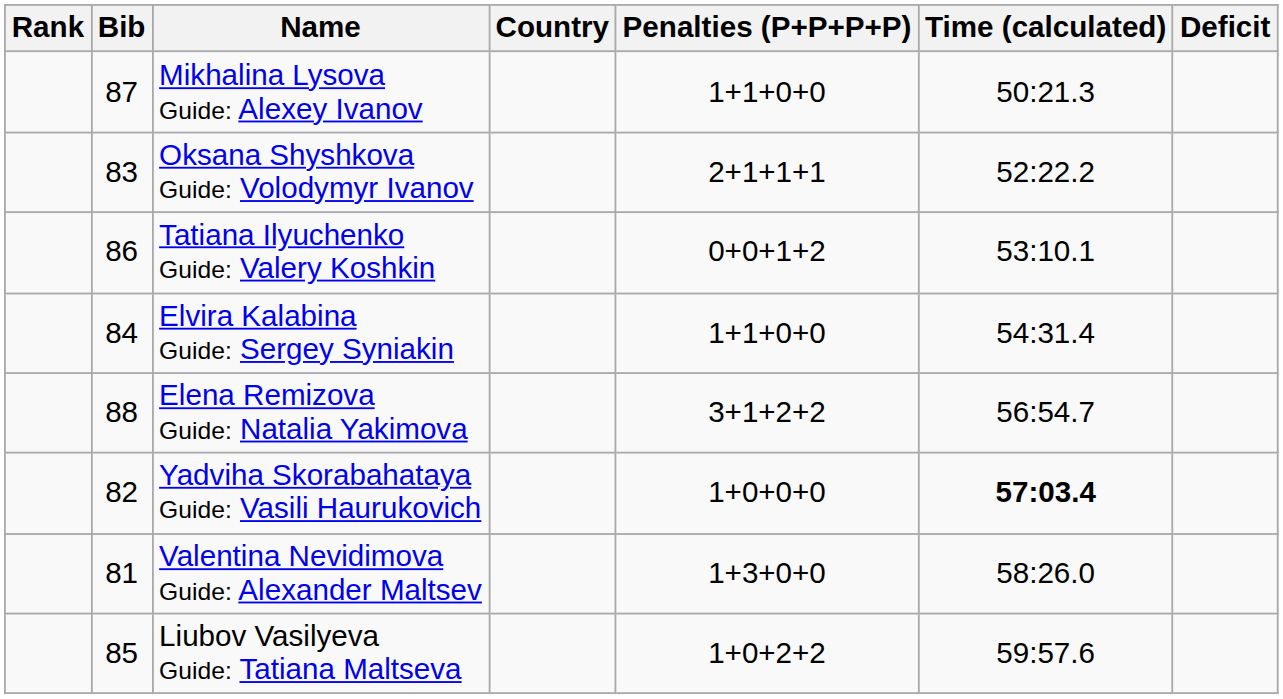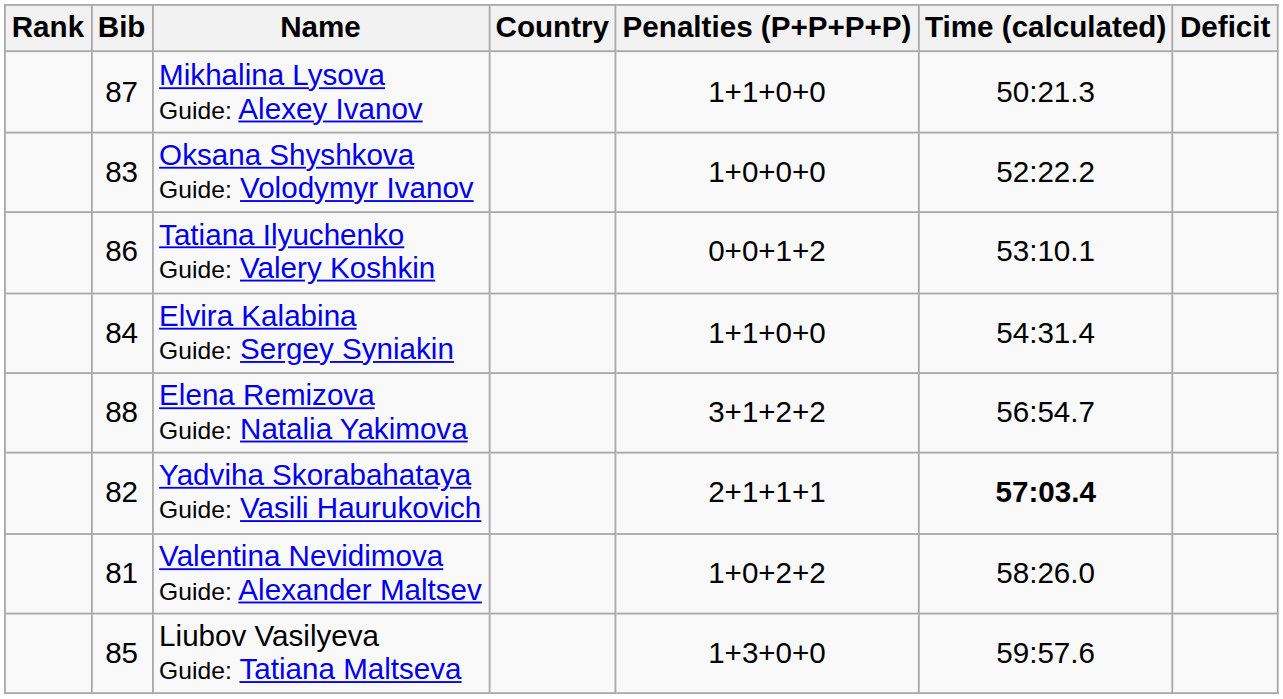(767, 171) 2+1+1+1 -> (767, 171) 1+0+0+0
(767, 492) 1+0+0+0 -> (767, 492) 2+1+1+1
(767, 573) 1+3+0+0 -> (767, 573) 1+0+2+2
(767, 653) 1+0+2+2 -> (767, 653) 1+3+0+0
